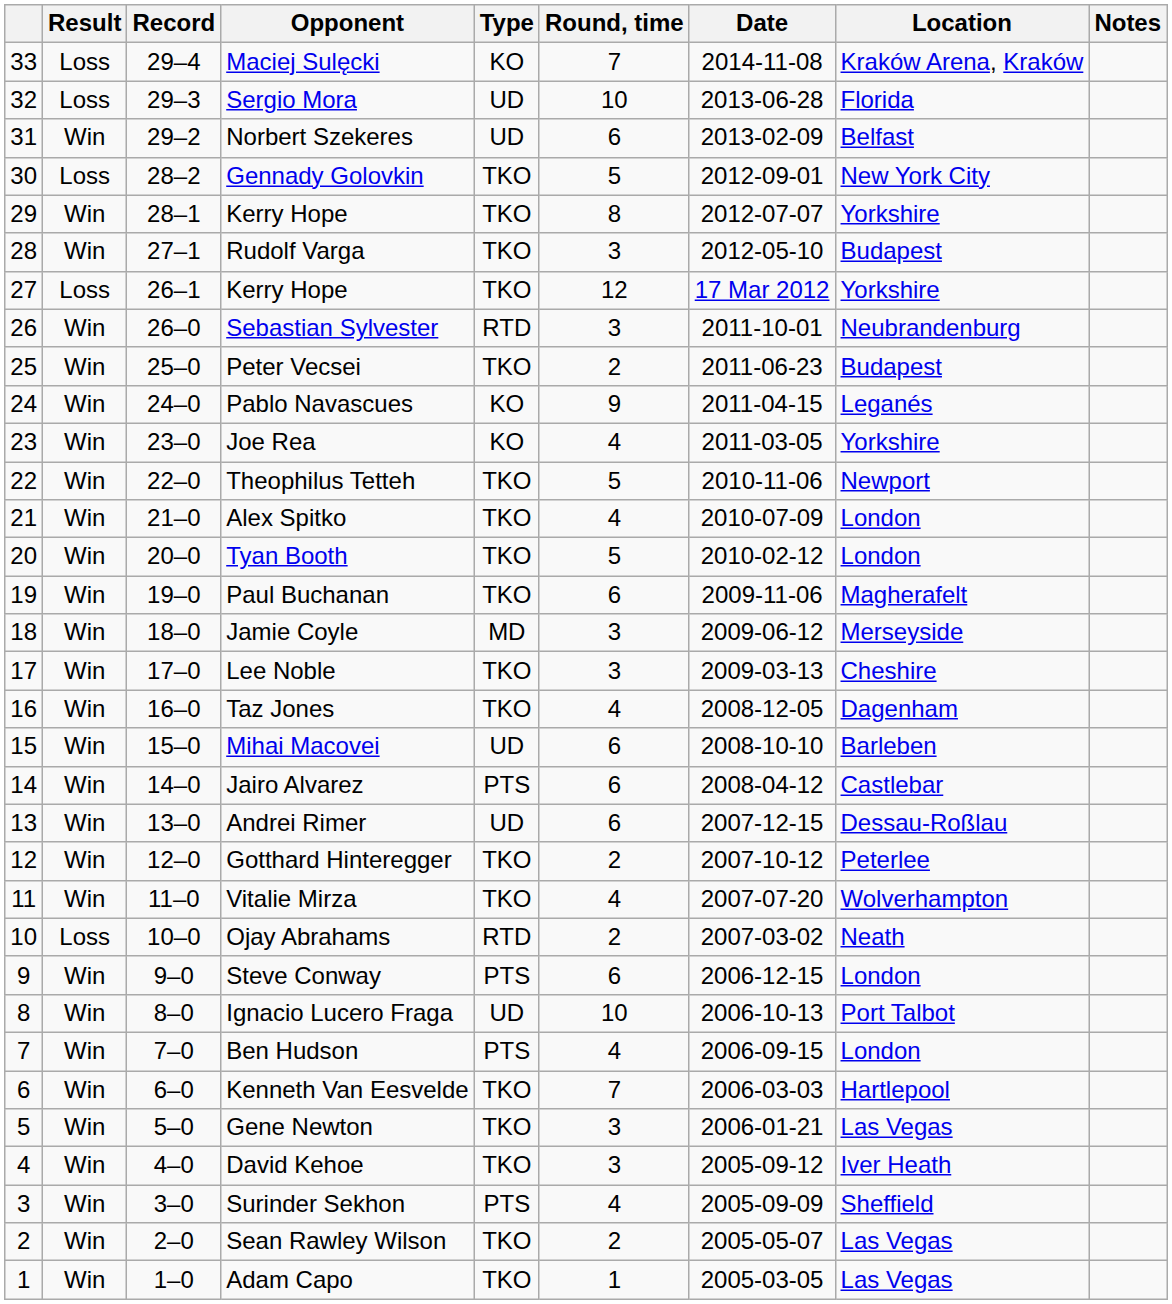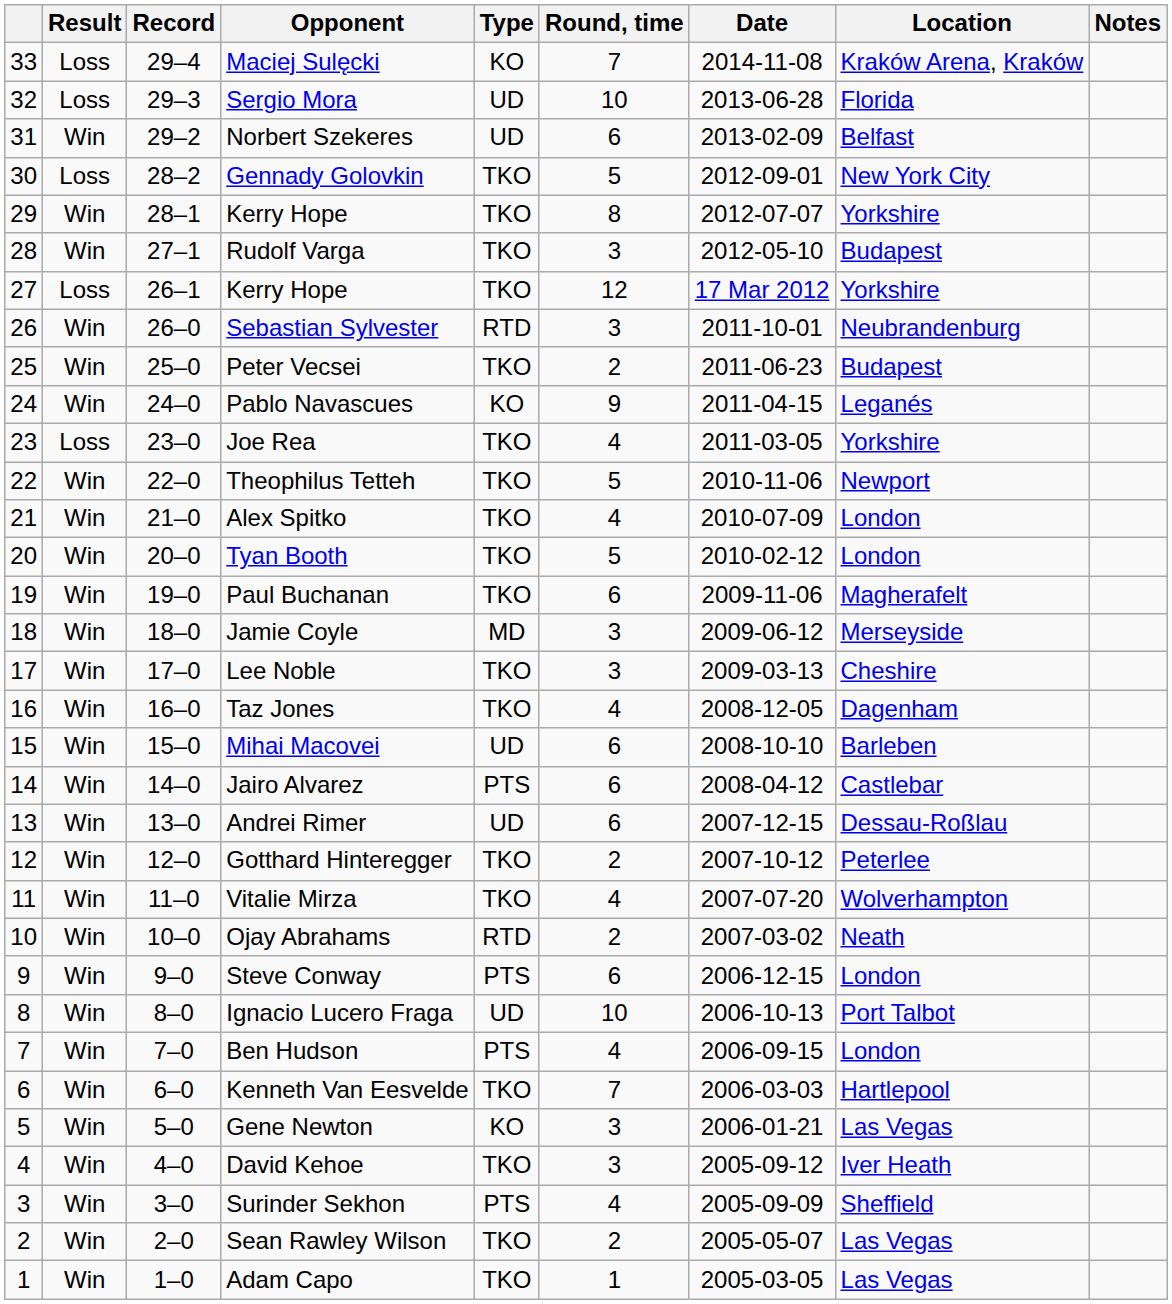(85, 442) Win -> (85, 442) Loss
(507, 442) KO -> (507, 442) TKO
(85, 937) Loss -> (85, 937) Win
(507, 1127) TKO -> (507, 1127) KO
